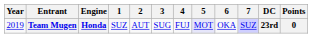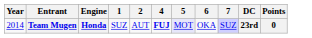- column: (162, 11)
(15, 25) 2019 -> (15, 25) 2014
(182, 25) normal -> (162, 25) bold
